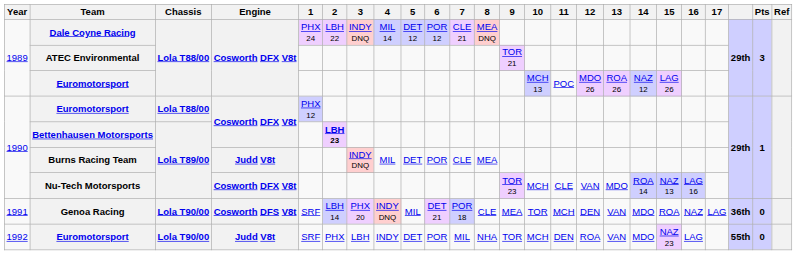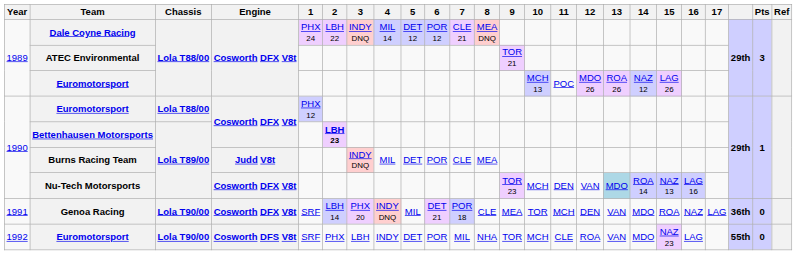(564, 186) CLE -> (564, 186) DEN
(617, 186) no background -> (617, 186) lightblue background
(255, 212) Cosworth DFS V8t -> (255, 212) Cosworth DFX V8t
(255, 237) Judd V8t -> (255, 237) Cosworth DFS V8t
(564, 237) DEN -> (564, 237) CLE
